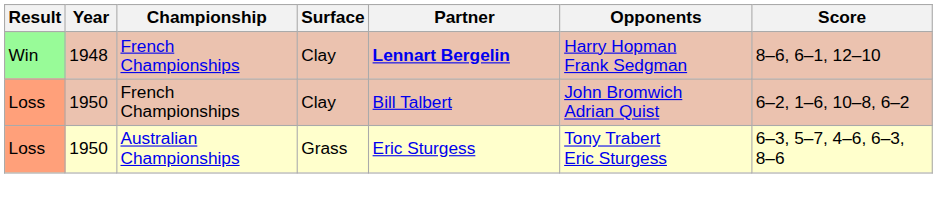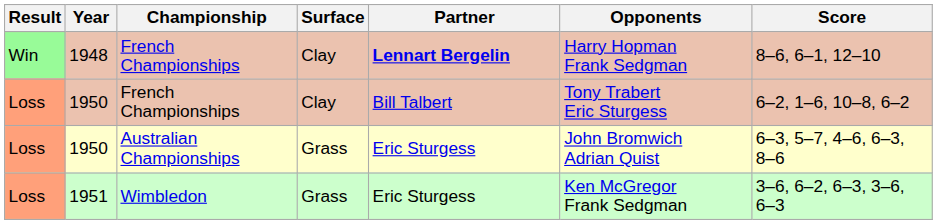(623, 102) John Bromwich Adrian Quist -> (616, 102) Tony Trabert Eric Sturgess
(616, 149) Tony Trabert Eric Sturgess -> (623, 149) John Bromwich Adrian Quist
+ row: (89, 195)
